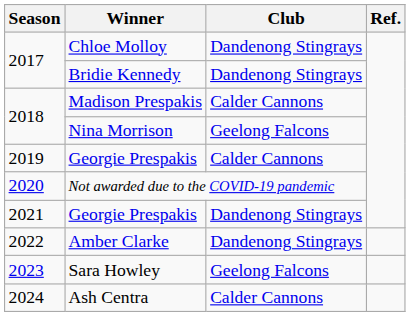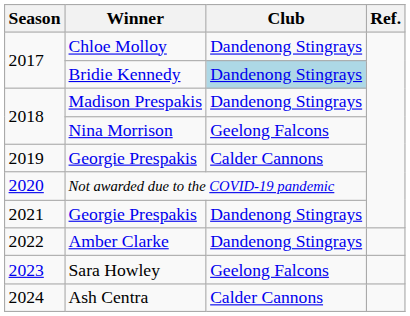(286, 74) no background -> (286, 74) lightblue background
(267, 102) Calder Cannons -> (286, 102) Dandenong Stingrays
